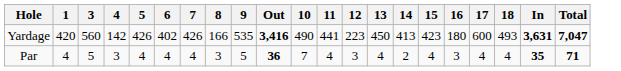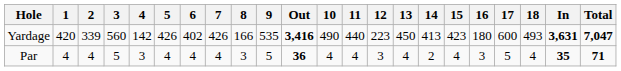+ column: (91, 14)
(330, 35) 441 -> (355, 35) 440
(304, 55) 7 -> (330, 55) 4
(482, 55) 4 -> (507, 55) 5
